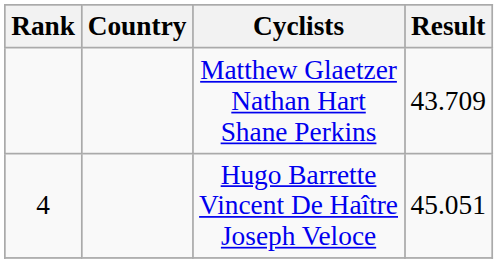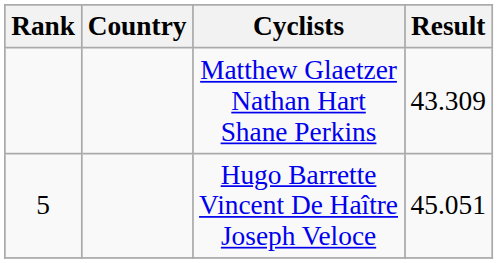(448, 100) 43.709 -> (448, 100) 43.309
(43, 205) 4 -> (43, 205) 5
